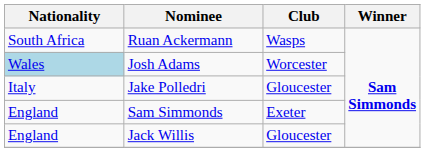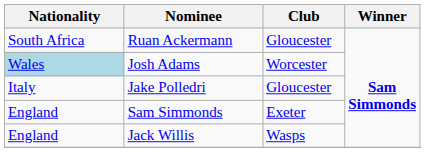(286, 40) Wasps -> (299, 40) Gloucester
(299, 135) Gloucester -> (286, 135) Wasps
